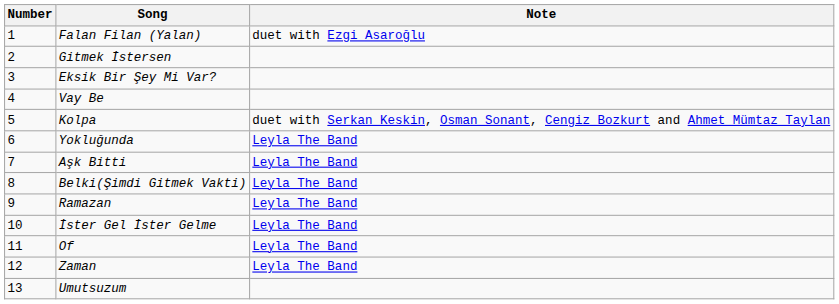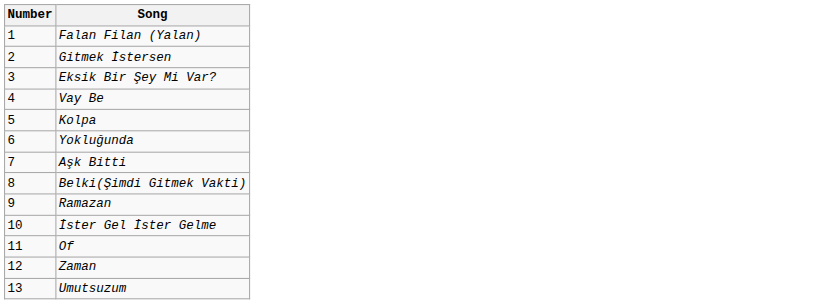- column: (541, 15)
